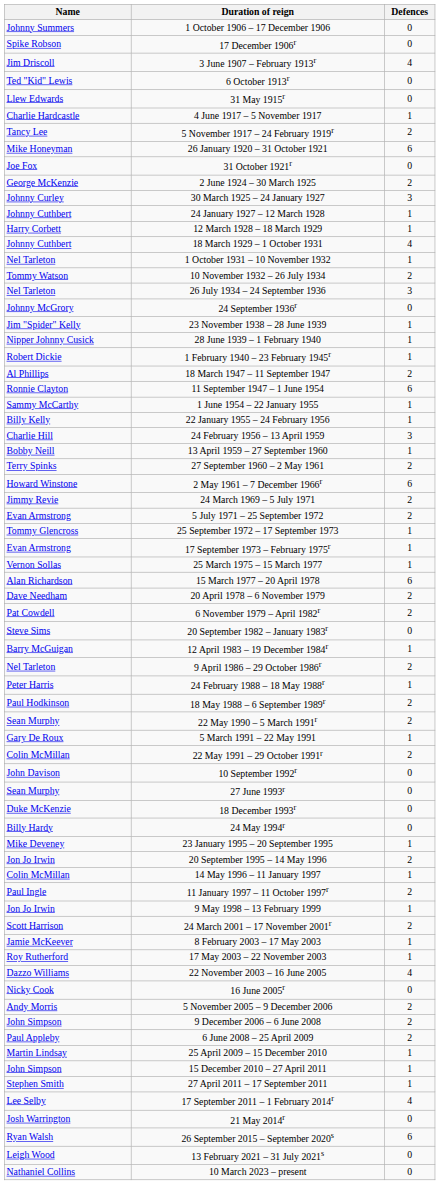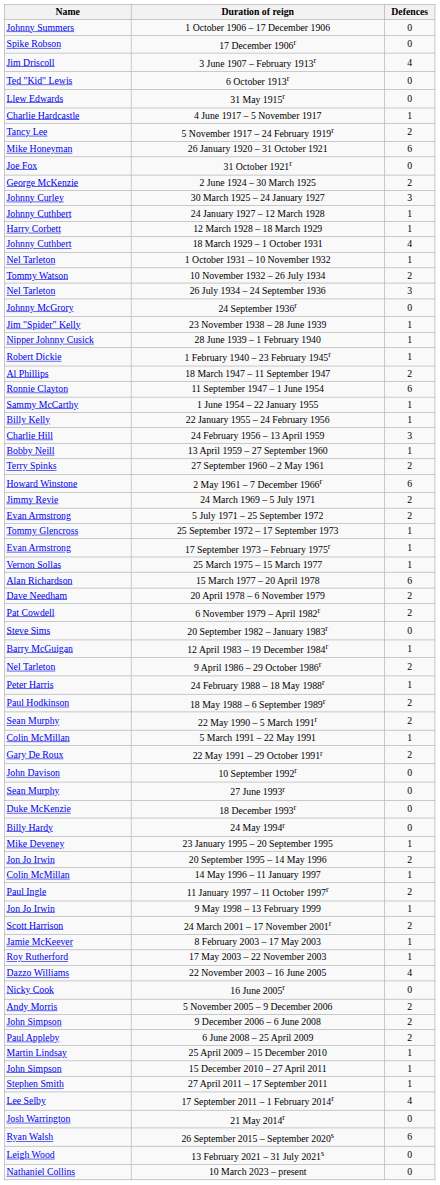(35, 738) Gary De Roux -> (38, 738) Colin McMillan
(38, 754) Colin McMillan -> (35, 754) Gary De Roux
